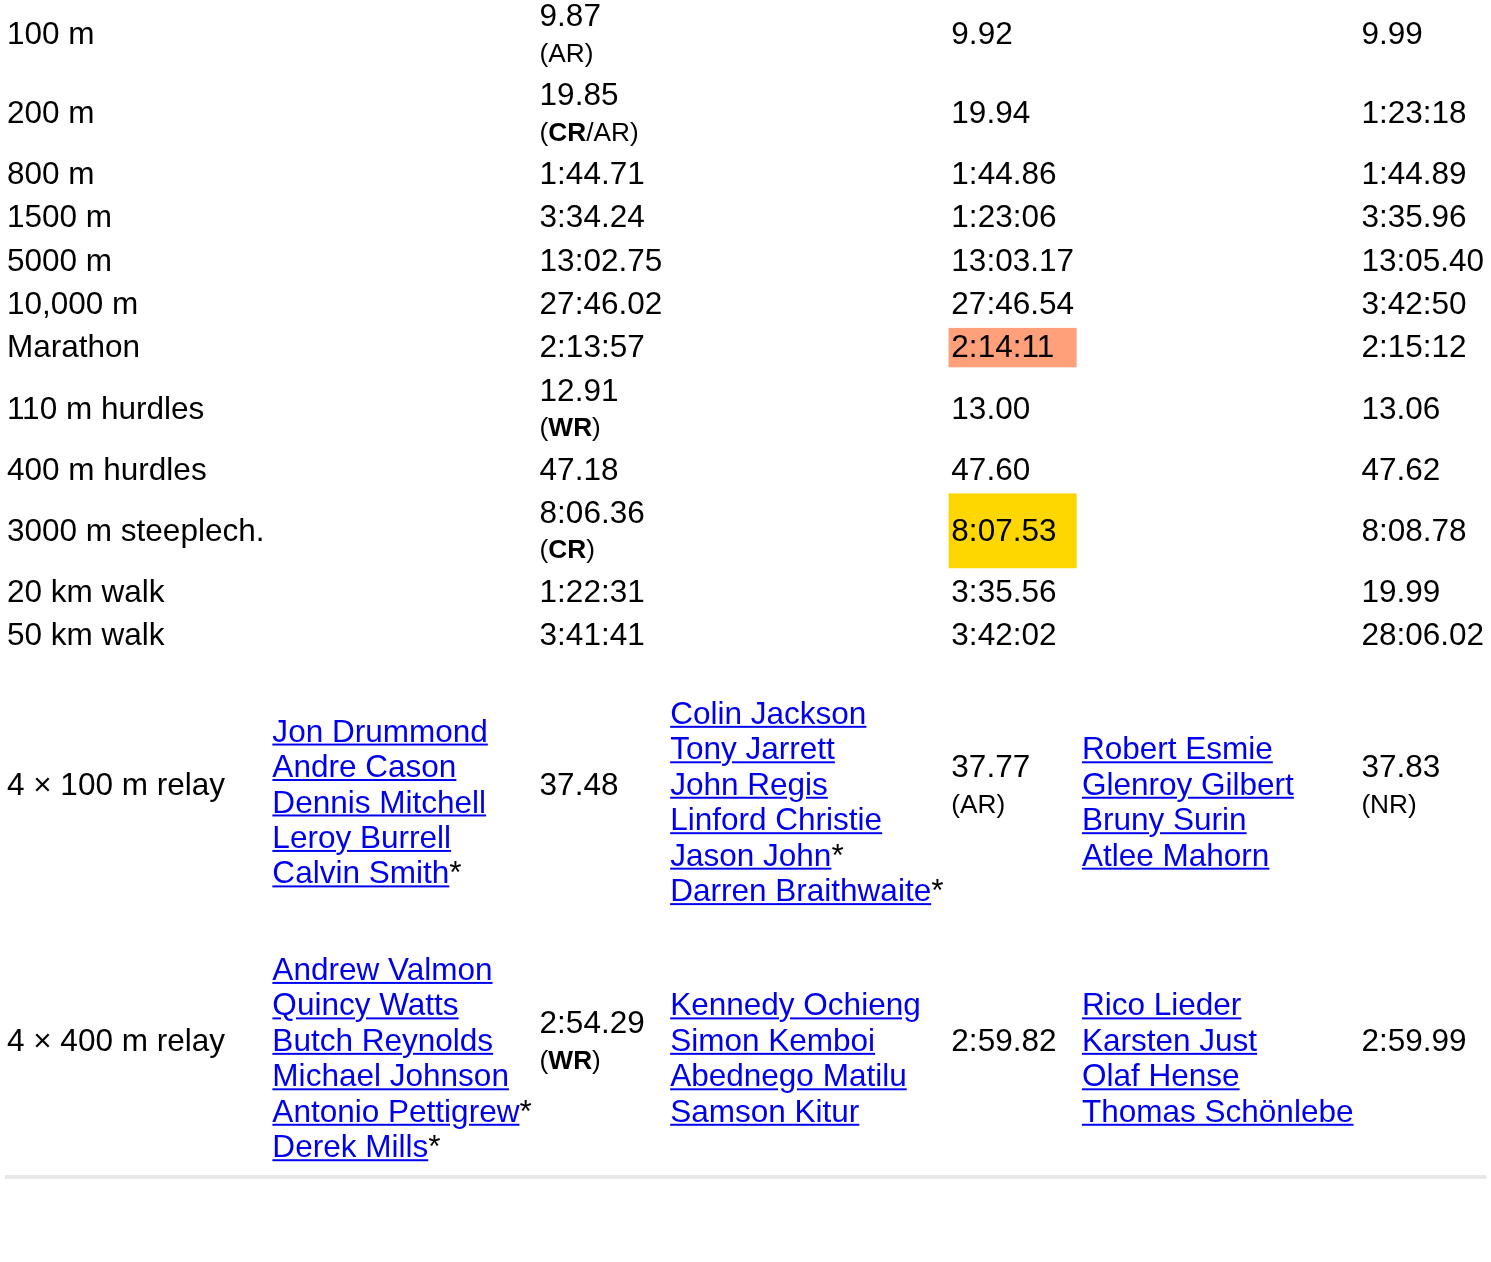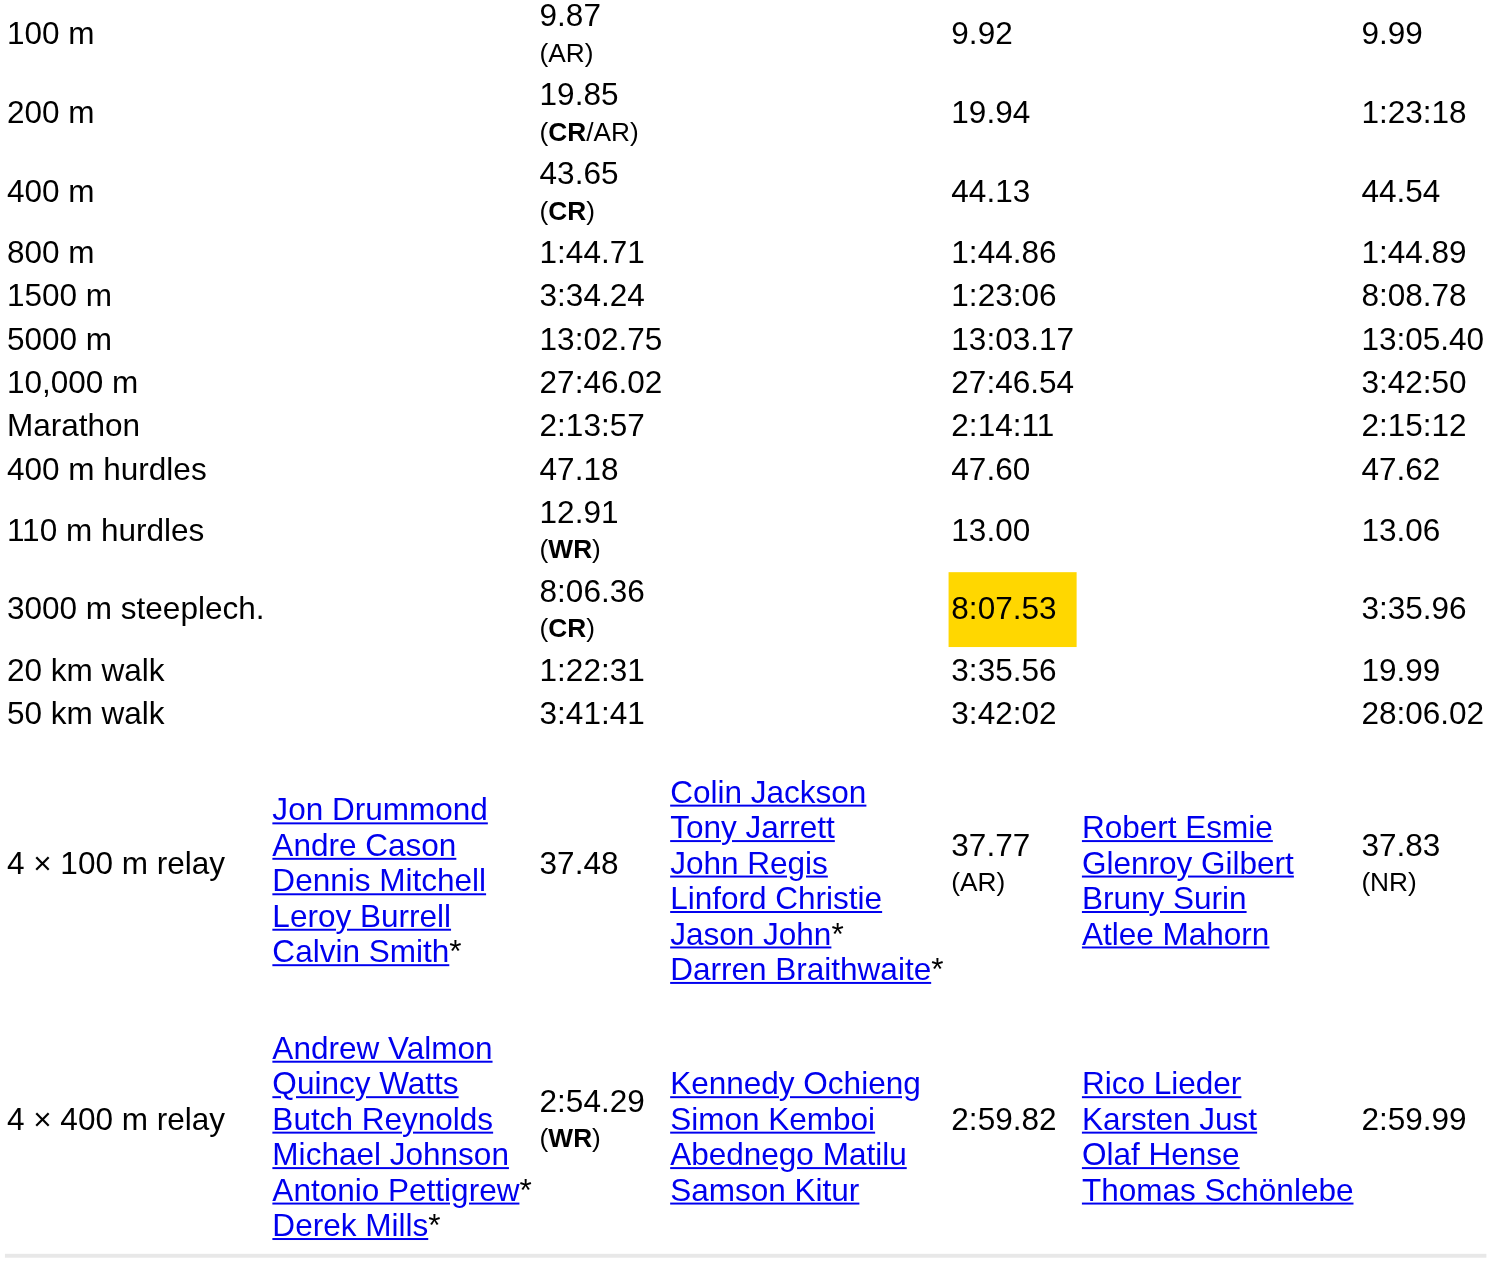+ row: (51, 191)
(1414, 217) 3:35.96 -> (1414, 295) 8:08.78
(1003, 347) lightsalmon background -> (1003, 425) no background
rows swapped: (106, 408) <-> (107, 469)
(1414, 530) 8:08.78 -> (1414, 609) 3:35.96
